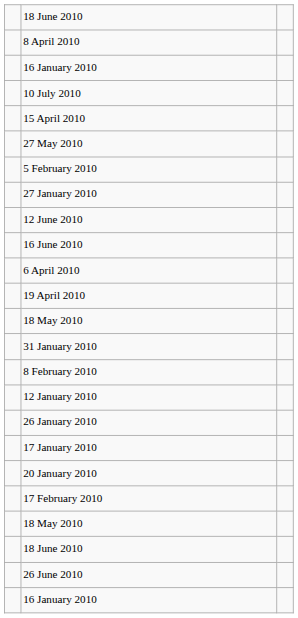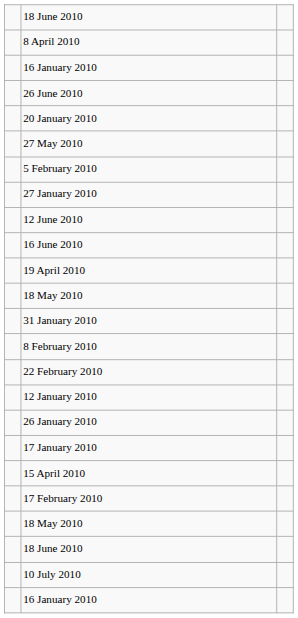rows swapped: (12, 93) <-> (12, 575)
rows swapped: (12, 473) <-> (12, 119)
- row: (12, 271)
+ row: (12, 372)
